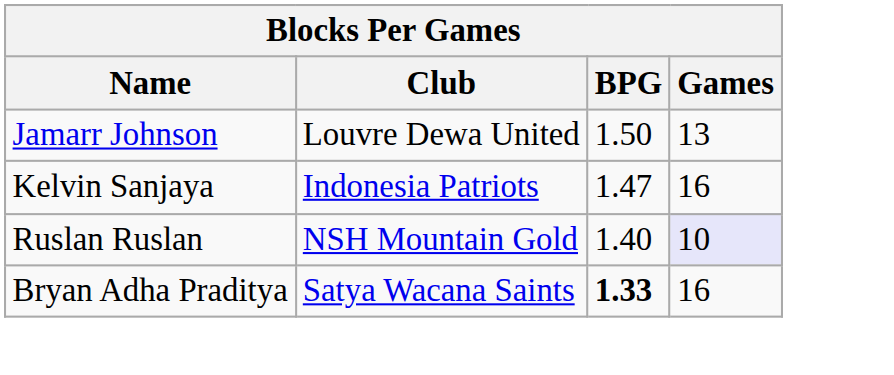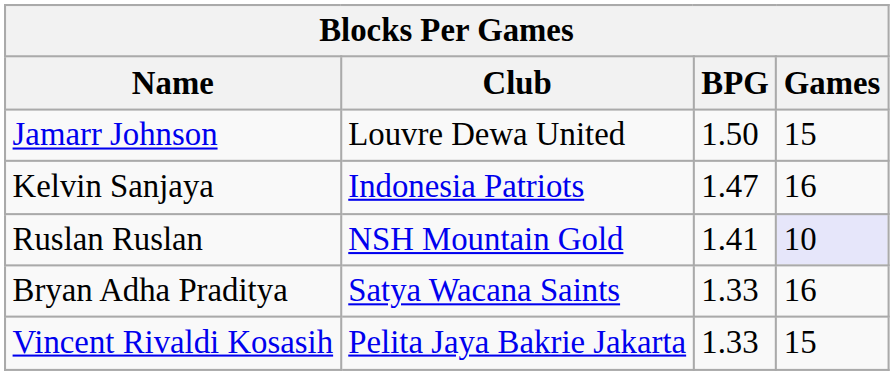(694, 134) 13 -> (800, 134) 15
(624, 238) 1.40 -> (730, 238) 1.41
(624, 290) bold -> (730, 290) normal
+ row: (173, 342)
